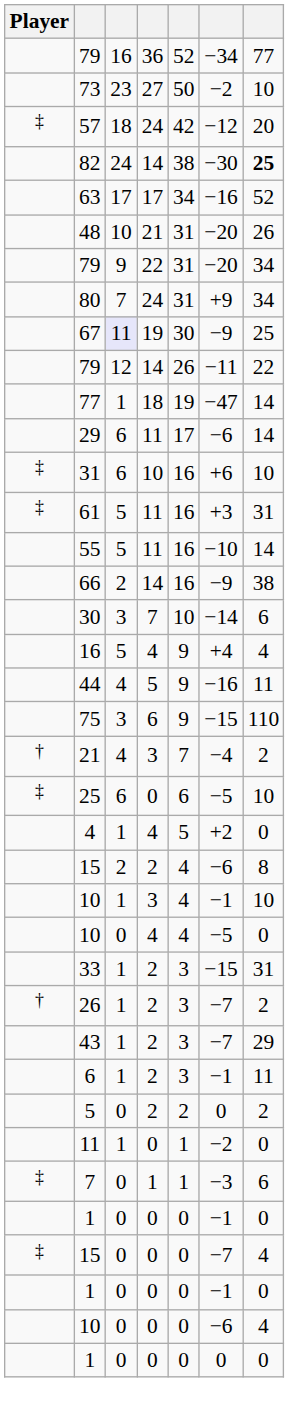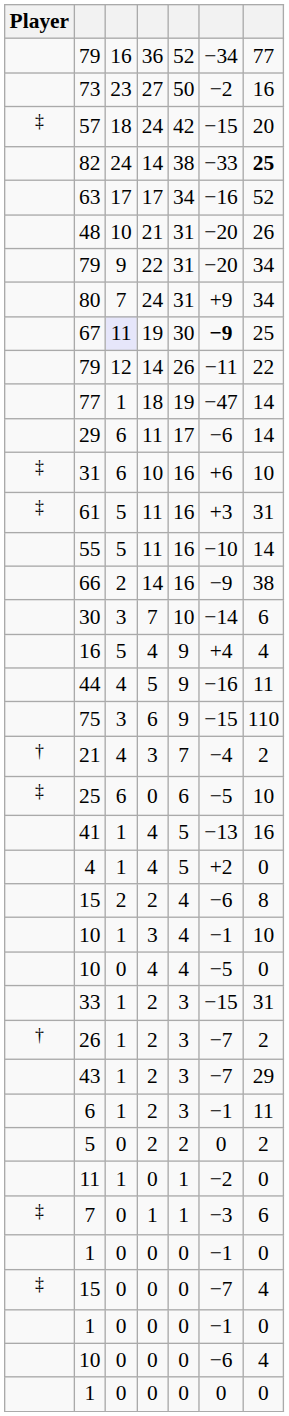(263, 89) 10 -> (263, 89) 16
(221, 126) −12 -> (221, 126) −15
(221, 163) −30 -> (221, 163) −33
(221, 333) normal -> (221, 333) bold
+ row: (90, 832)
